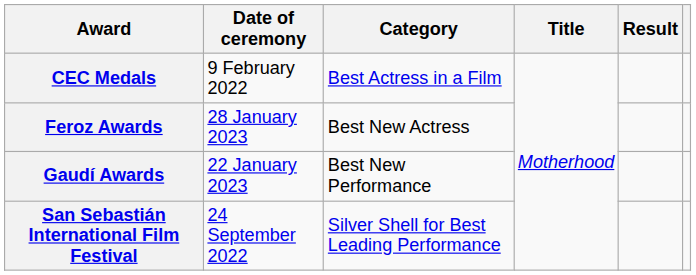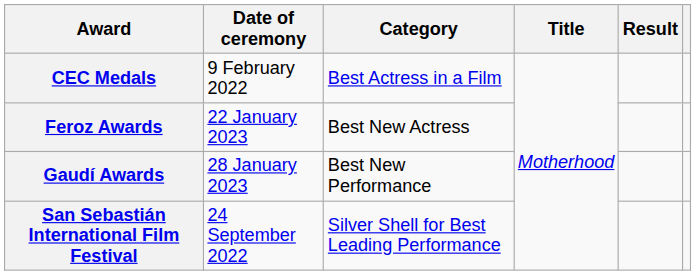(252, 127) 28 January 2023 -> (252, 127) 22 January 2023
(252, 176) 22 January 2023 -> (252, 176) 28 January 2023
